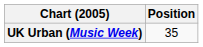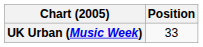(171, 33) 35 -> (171, 33) 33
